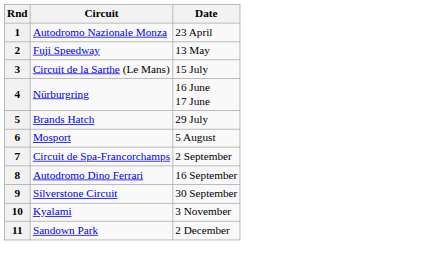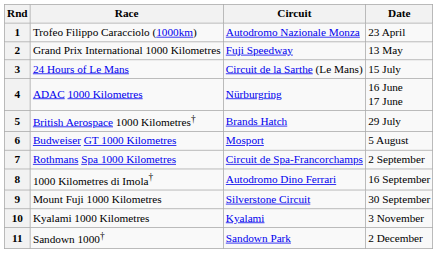+ column: (127, 14)
